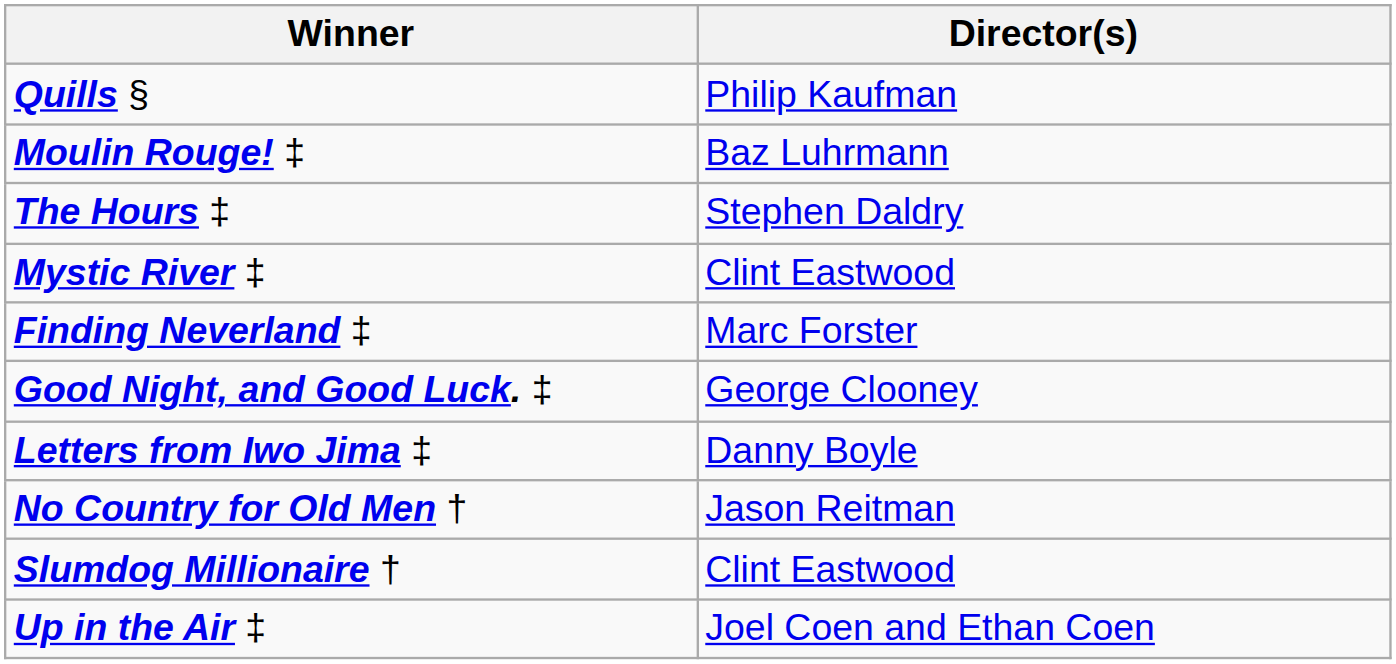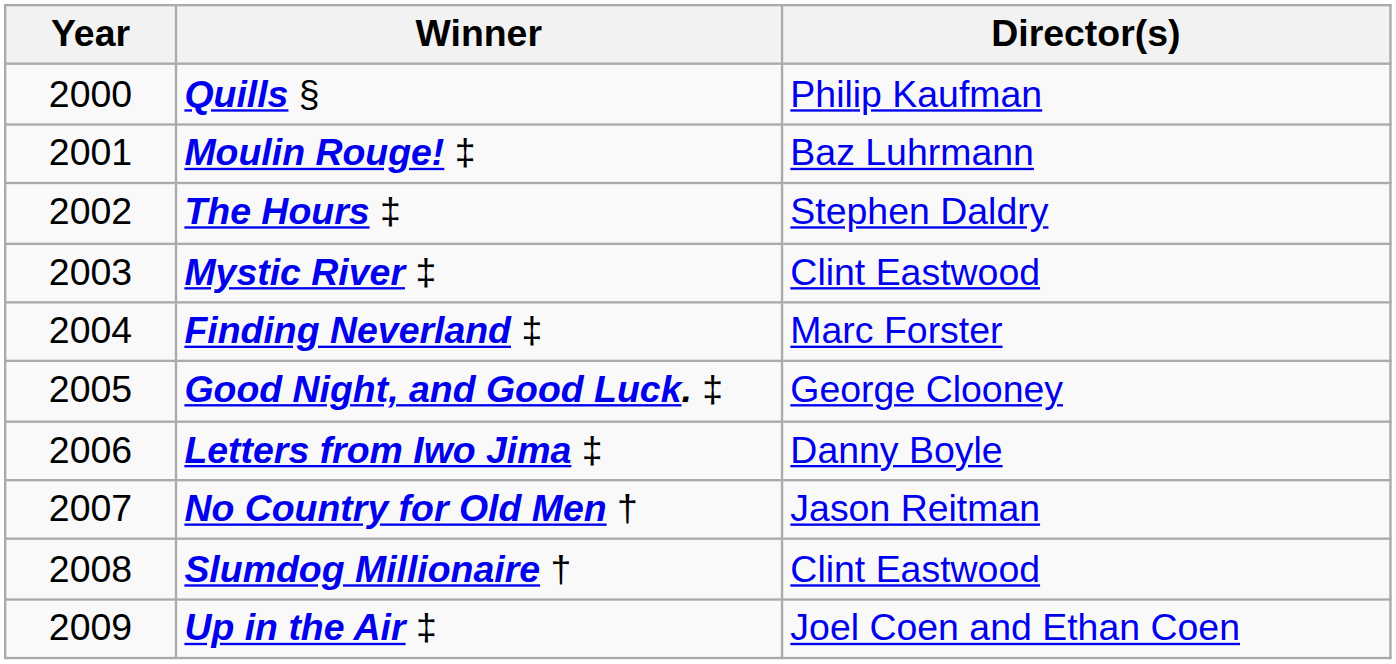+ column: (90, 34)
